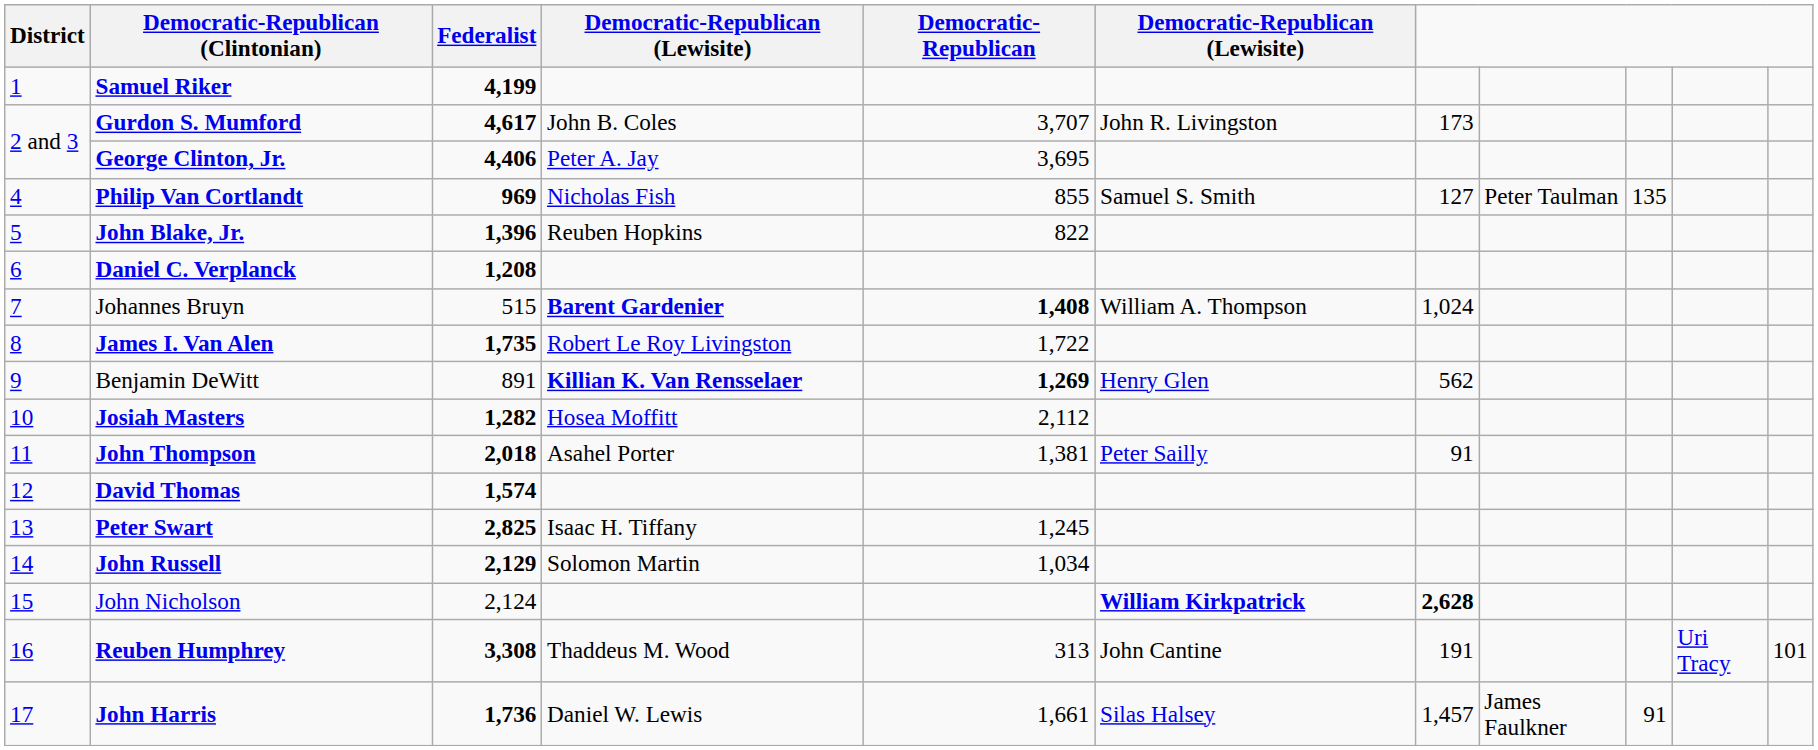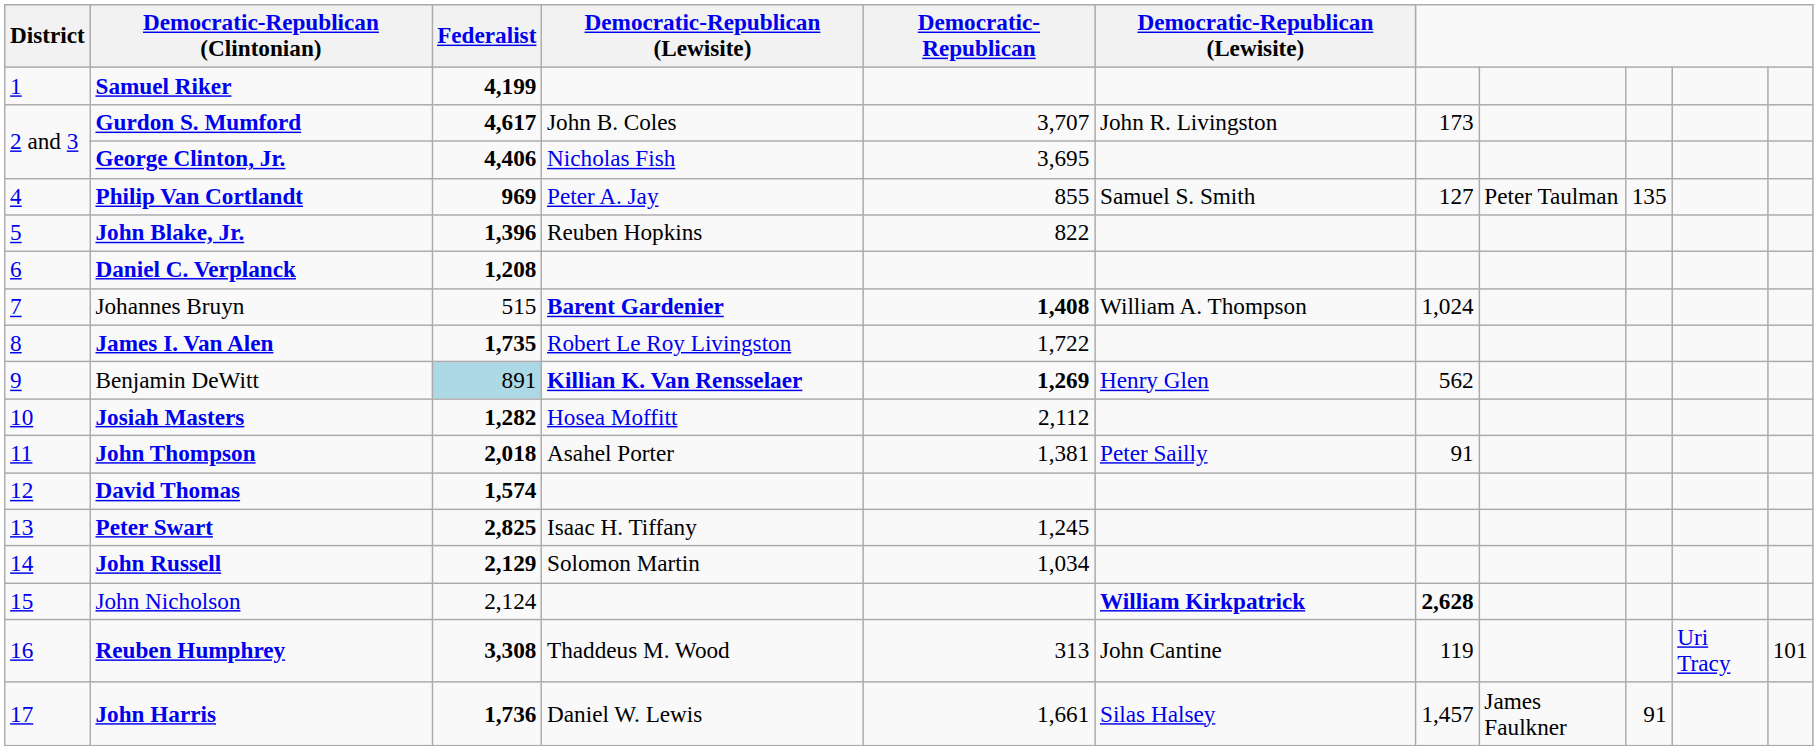(603, 159) Peter A. Jay -> (611, 159) Nicholas Fish
(611, 196) Nicholas Fish -> (603, 196) Peter A. Jay
(519, 380) no background -> (519, 380) lightblue background
(1456, 650) 191 -> (1457, 650) 119
